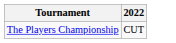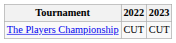+ column: (159, 13)
